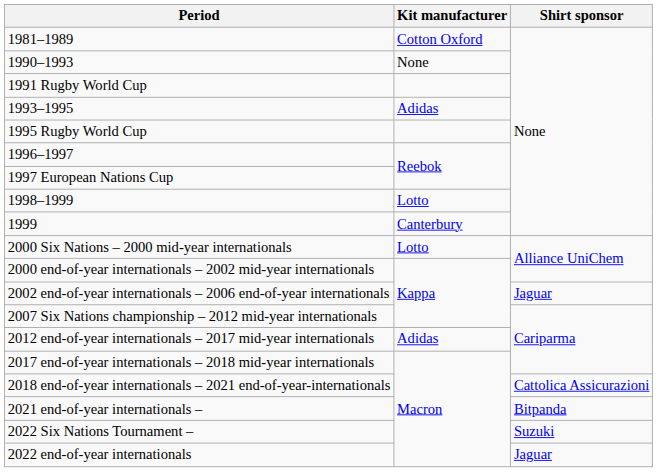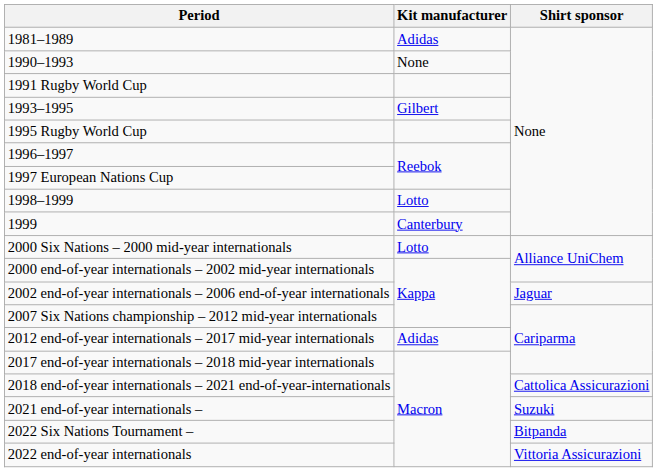(440, 39) Cotton Oxford -> (418, 39) Adidas
(418, 108) Adidas -> (418, 108) Gilbert
(540, 408) Bitpanda -> (534, 408) Suzuki
(534, 431) Suzuki -> (540, 431) Bitpanda
(533, 454) Jaguar -> (578, 454) Vittoria Assicurazioni
